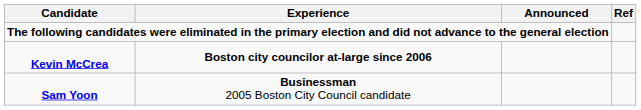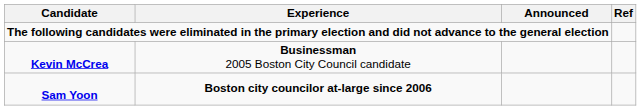(318, 57) Boston city councilor at-large since 2006 -> (318, 57) Businessman 2005 Boston City Council candidate
(318, 89) Businessman 2005 Boston City Council candidate -> (318, 89) Boston city councilor at-large since 2006
